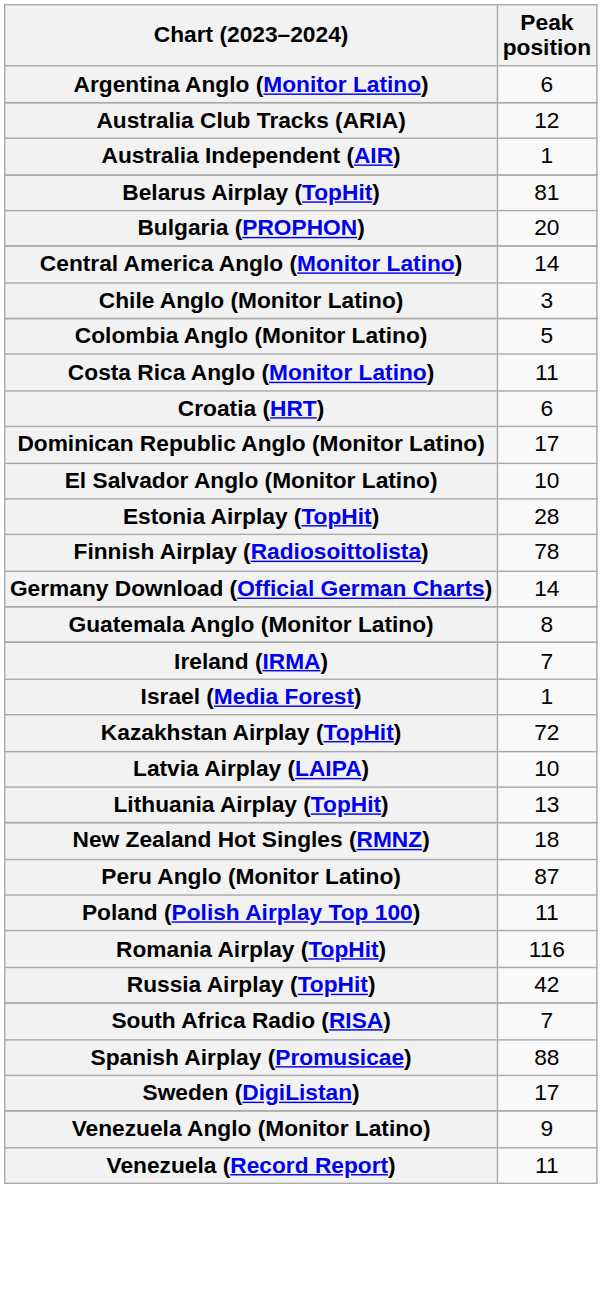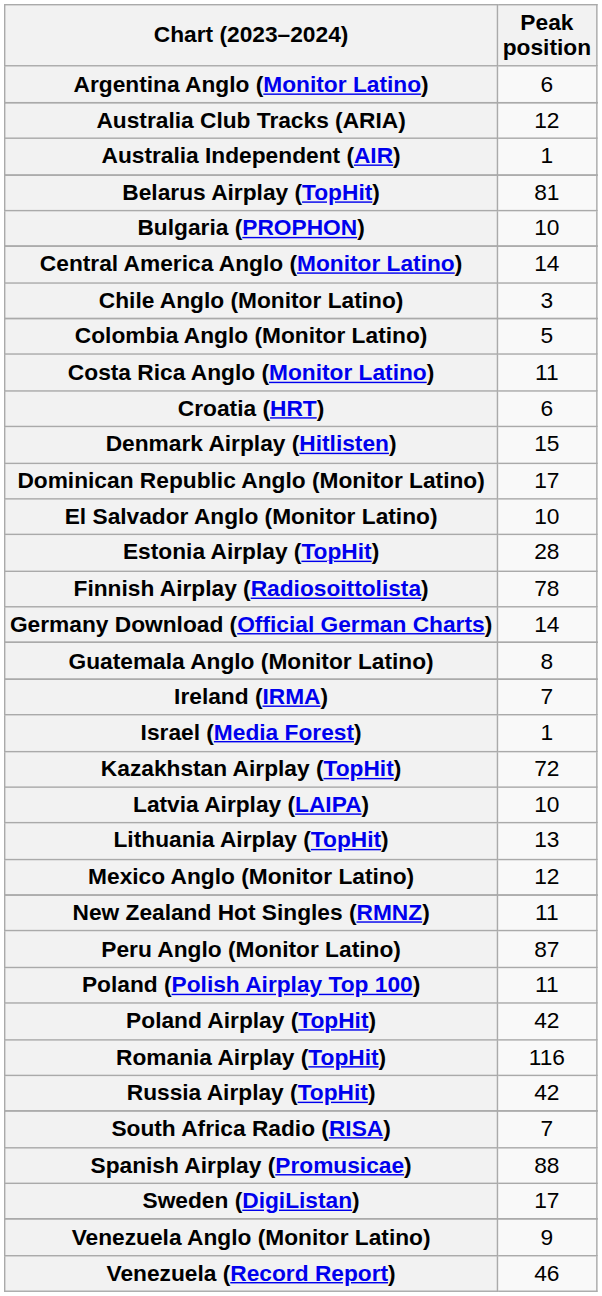(547, 228) 20 -> (547, 228) 10
+ row: (251, 444)
+ row: (251, 876)
(547, 840) 18 -> (547, 912) 11
+ row: (251, 1020)
(547, 1165) 11 -> (547, 1273) 46
